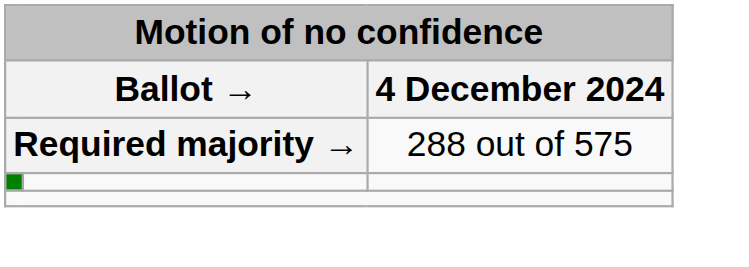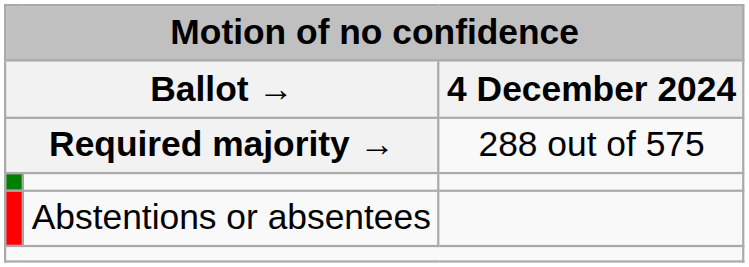+ row: (14, 218)
